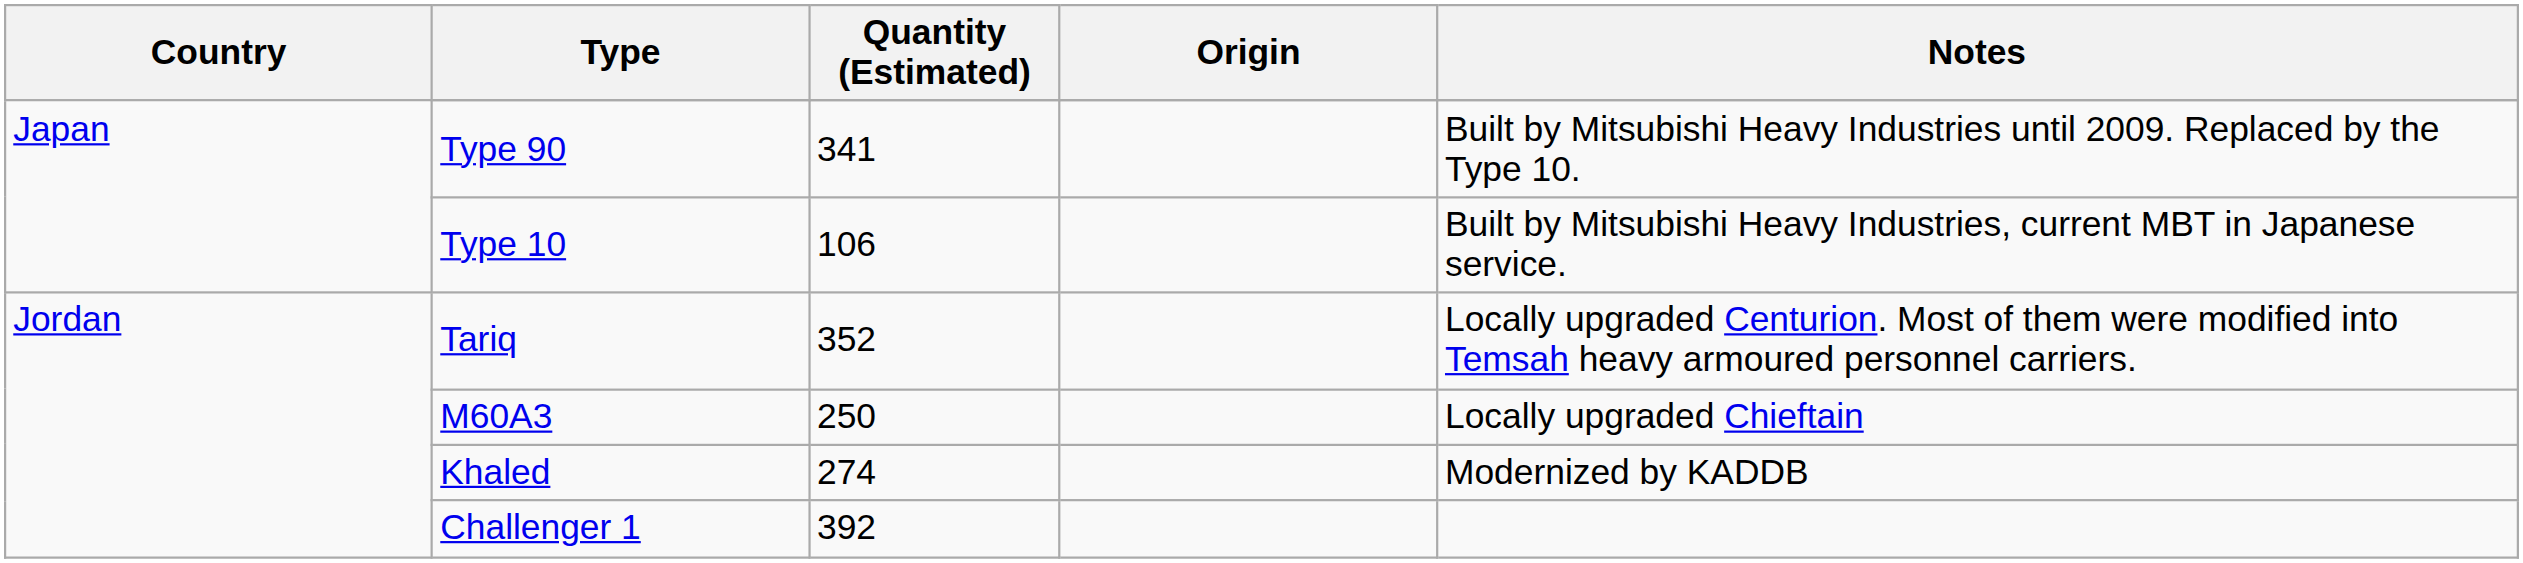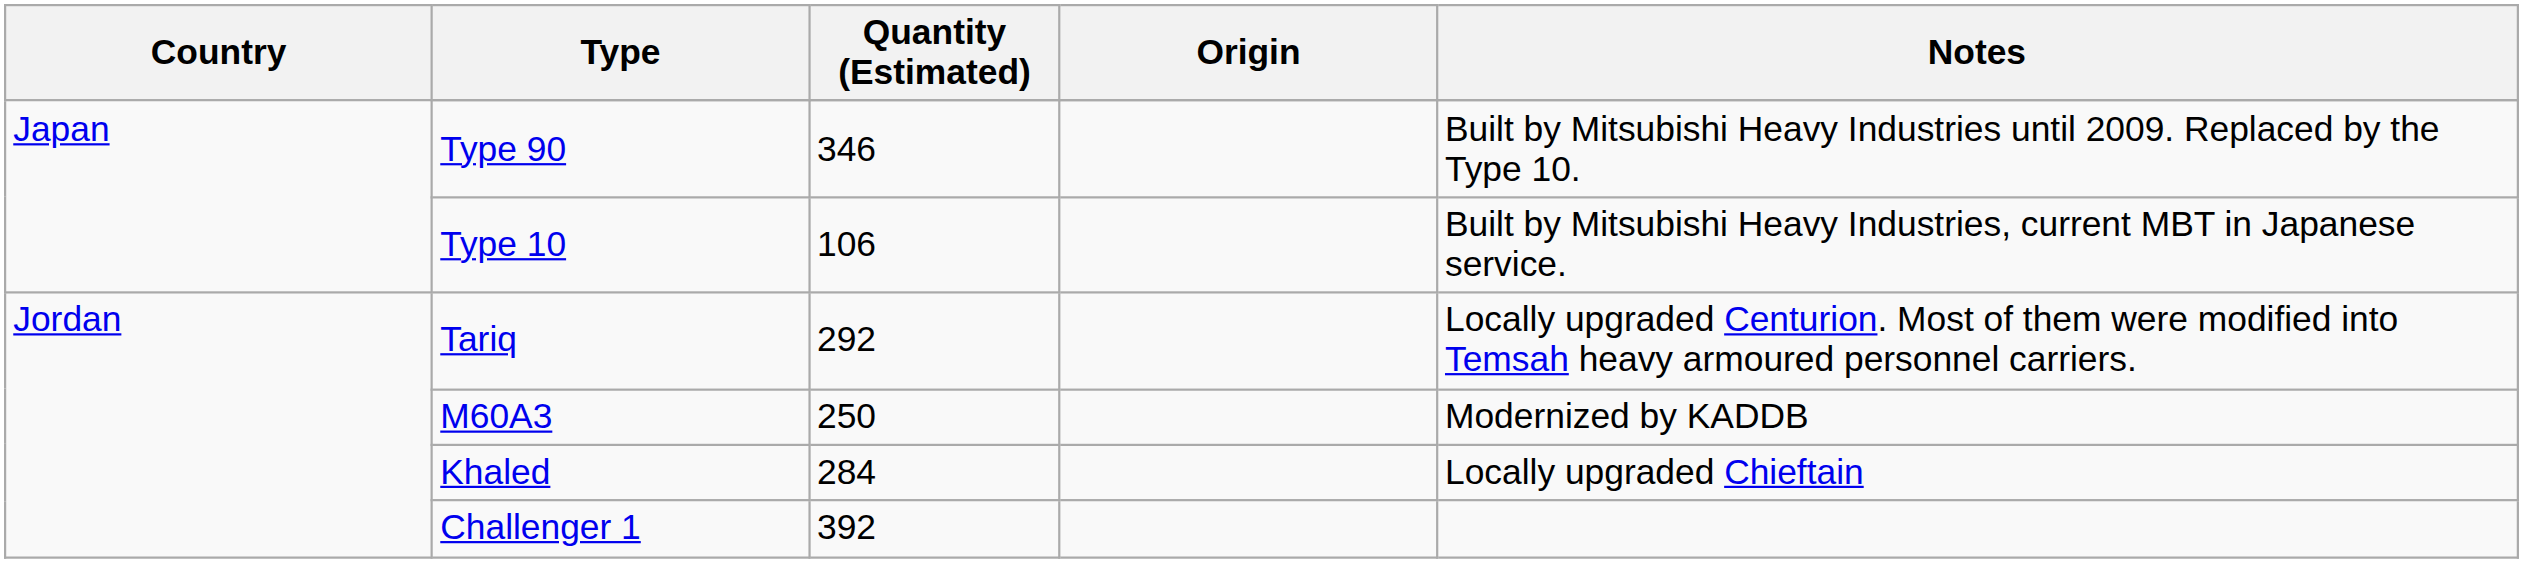(847, 148) 341 -> (847, 148) 346
(847, 340) 352 -> (847, 340) 292
(1654, 415) Locally upgraded Chieftain -> (1627, 415) Modernized by KADDB
(847, 472) 274 -> (847, 472) 284
(1627, 472) Modernized by KADDB -> (1654, 472) Locally upgraded Chieftain
